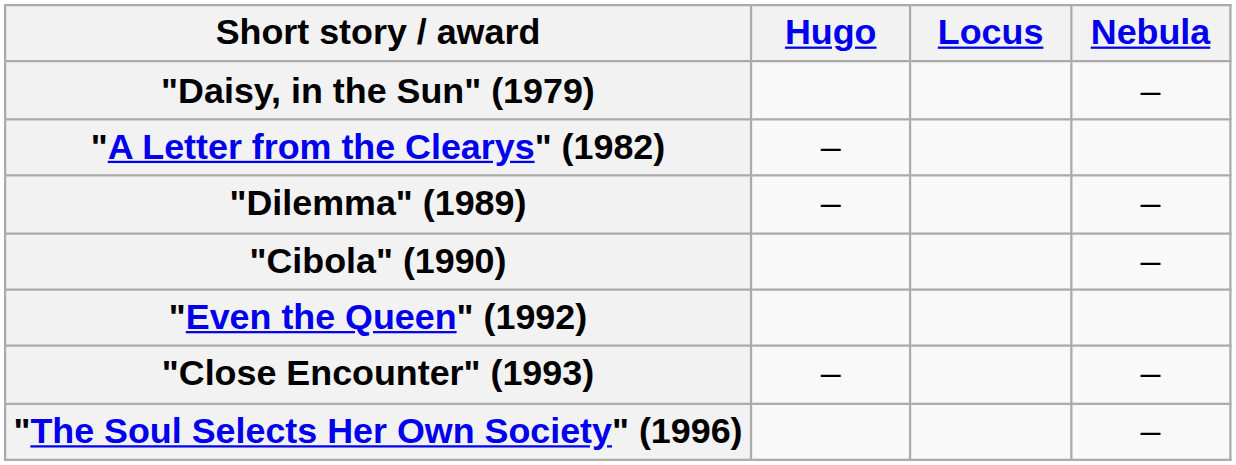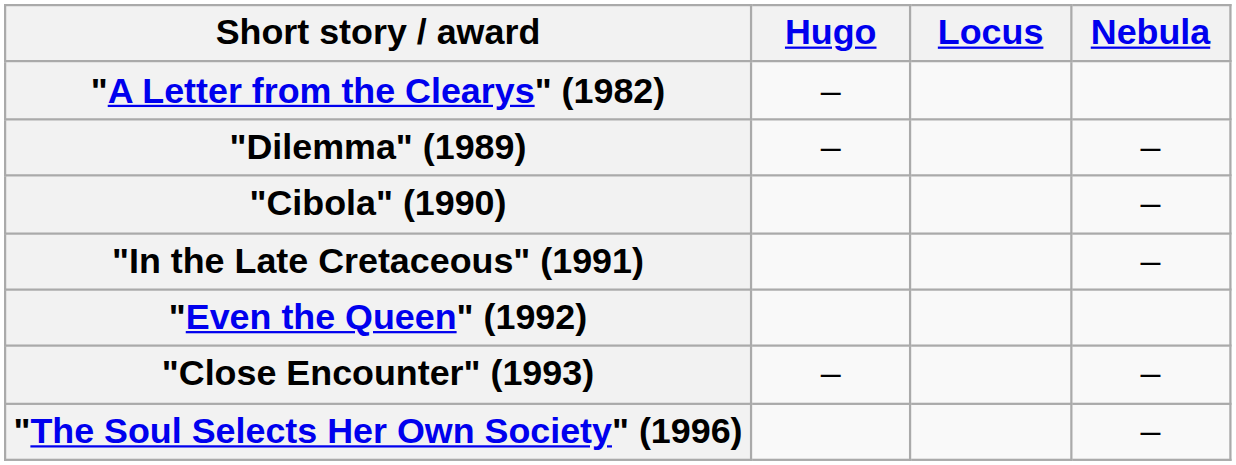- row: (378, 89)
+ row: (378, 260)
